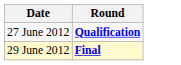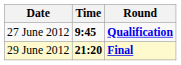+ column: (88, 13)
